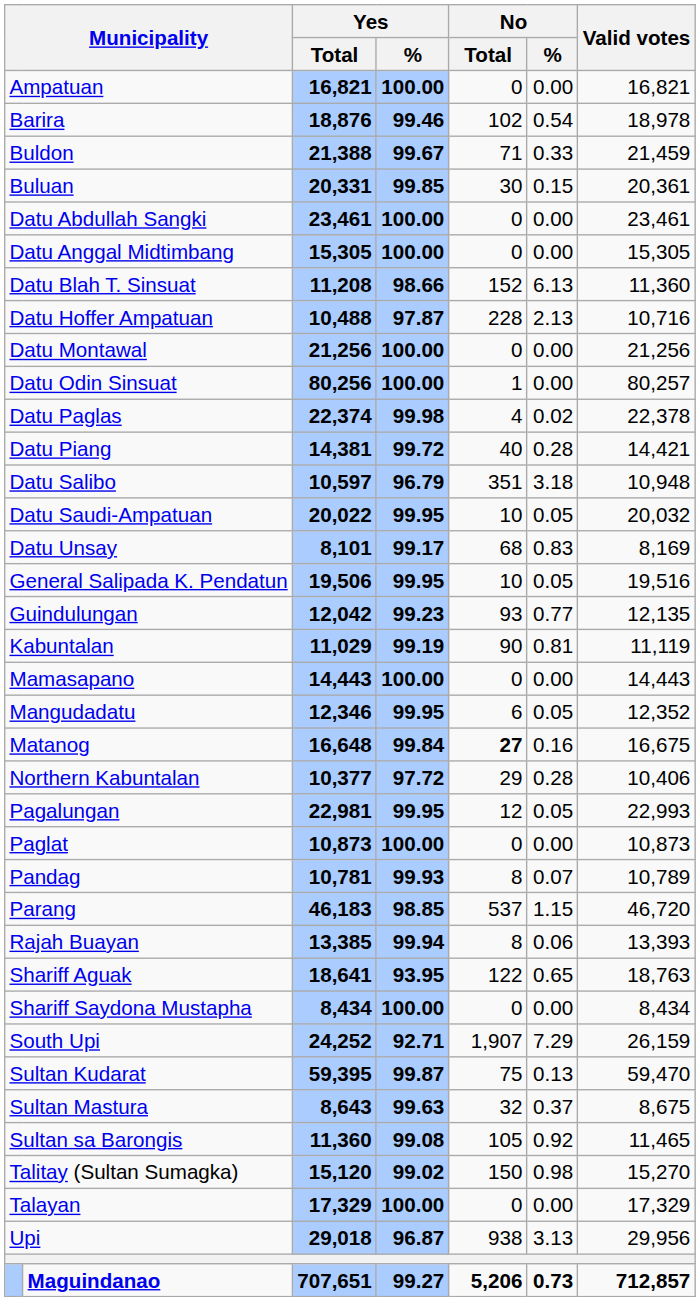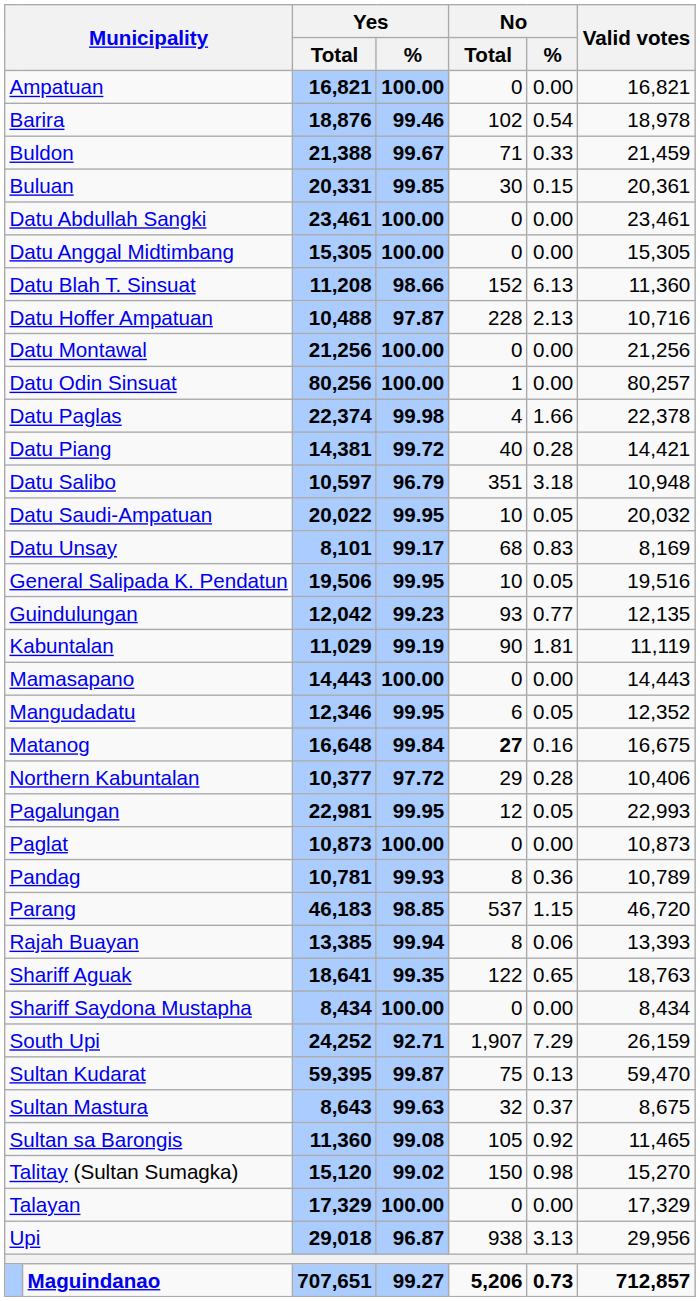(553, 416) 0.02 -> (553, 416) 1.66
(553, 646) 0.81 -> (553, 646) 1.81
(553, 876) 0.07 -> (553, 876) 0.36
(419, 975) 93.95 -> (419, 975) 99.35
